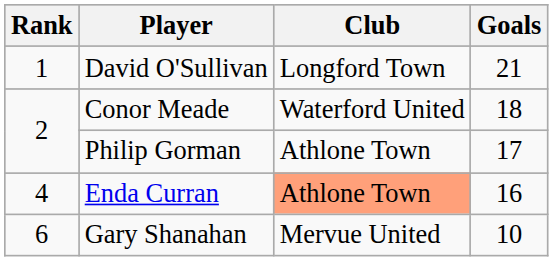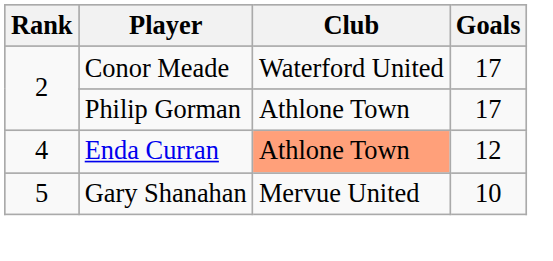- row: (176, 67)
(509, 109) 18 -> (488, 67) 17
(509, 192) 16 -> (488, 151) 12
(42, 234) 6 -> (42, 192) 5
